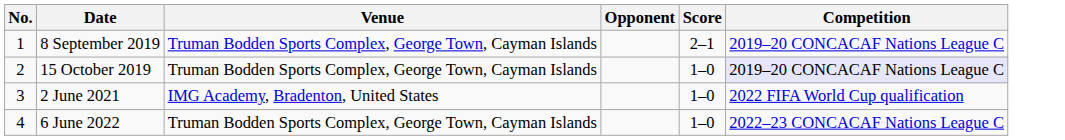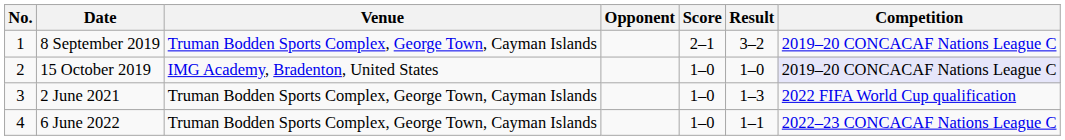+ column: (752, 17)
(382, 69) Truman Bodden Sports Complex, George Town, Cayman Islands -> (303, 69) IMG Academy, Bradenton, United States
(303, 95) IMG Academy, Bradenton, United States -> (382, 95) Truman Bodden Sports Complex, George Town, Cayman Islands
